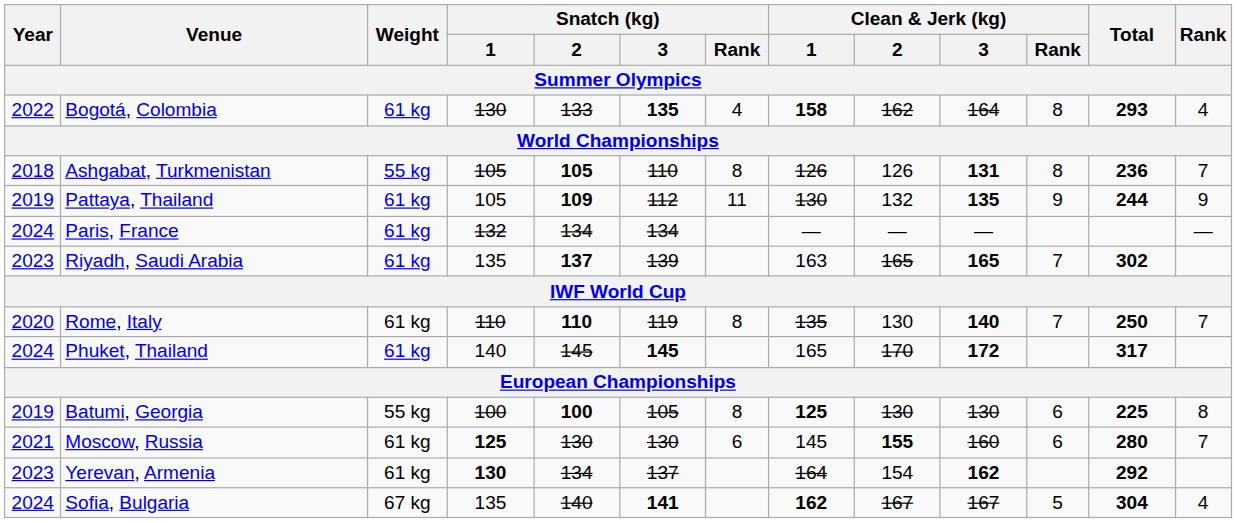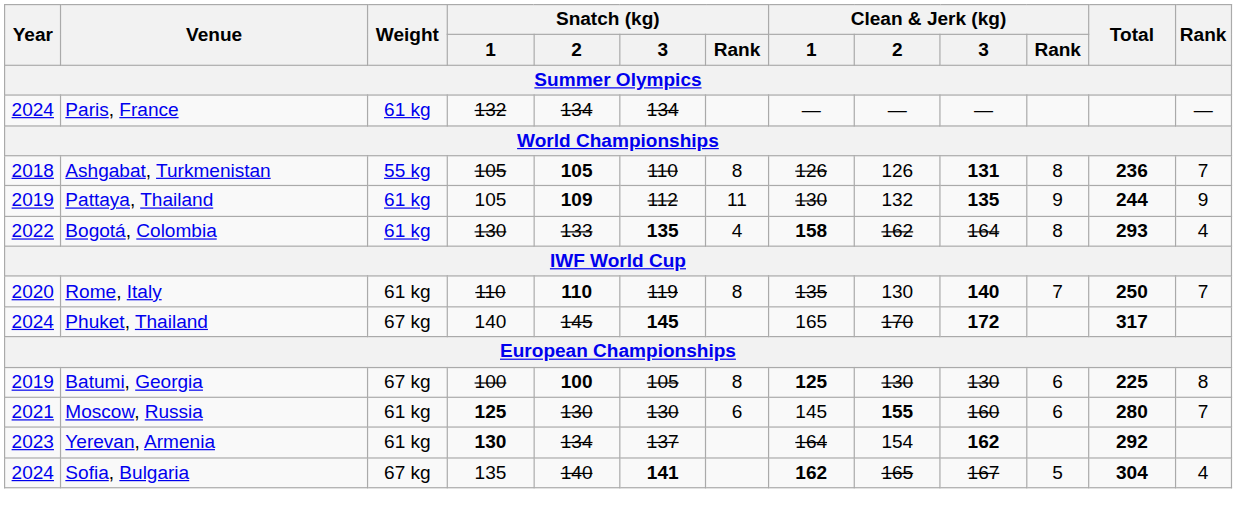rows swapped: (122, 230) <-> (141, 110)
- row: (154, 261)
(407, 351) 61 kg -> (407, 321) 67 kg
(407, 412) 55 kg -> (407, 381) 67 kg
(897, 502) 167 -> (897, 472) 165
